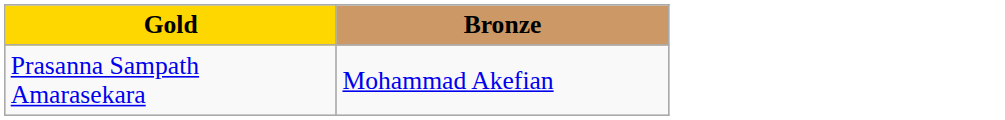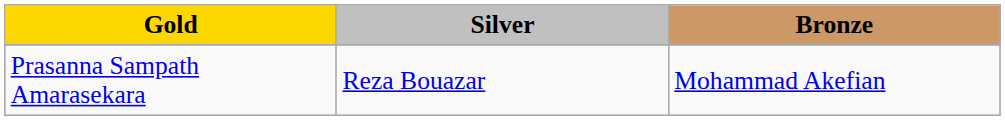+ column: (502, 24)
